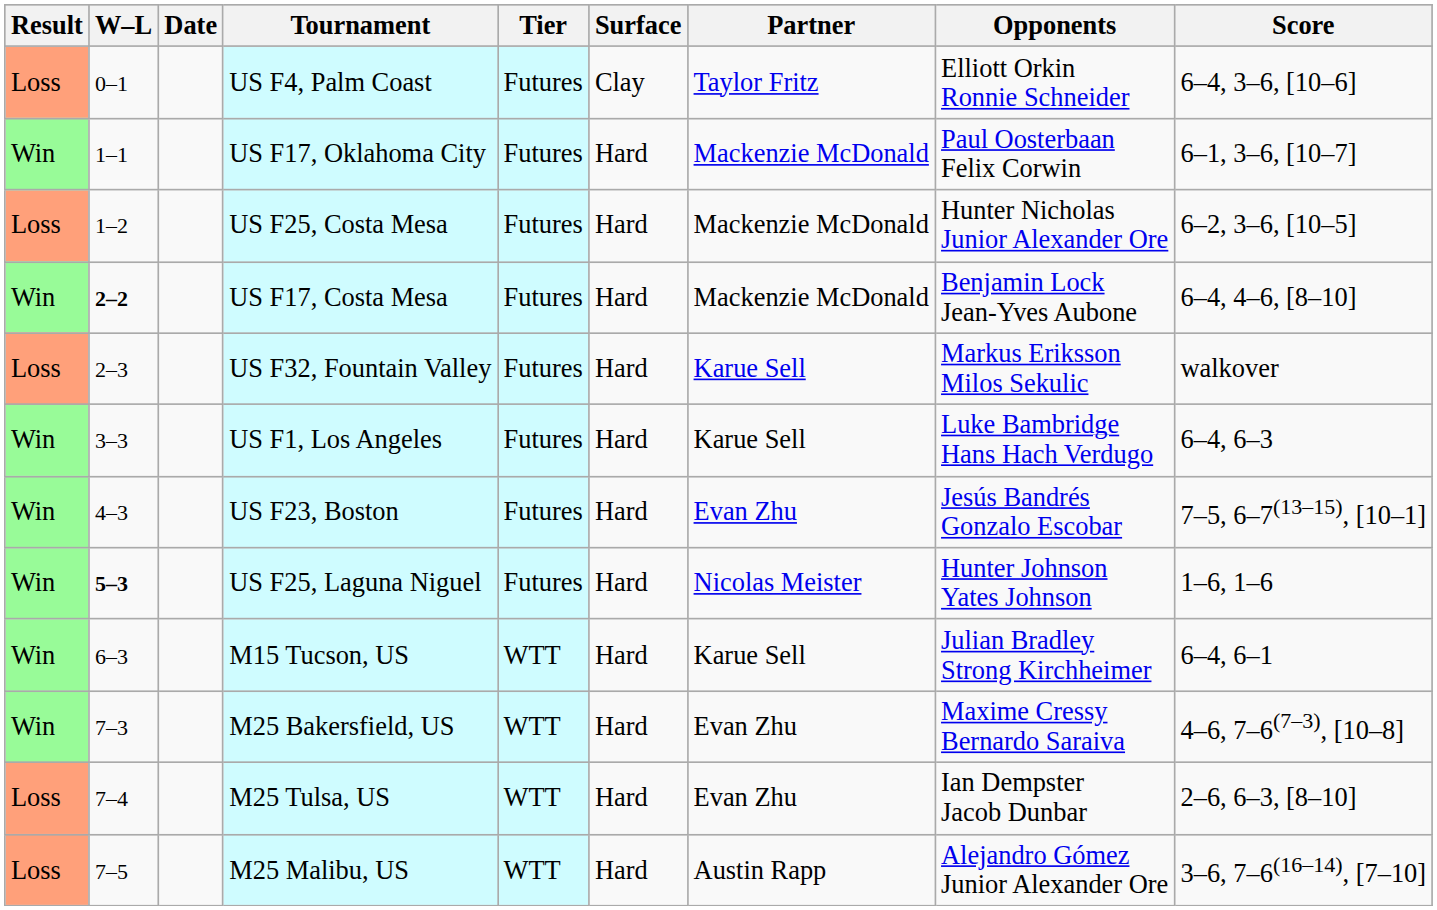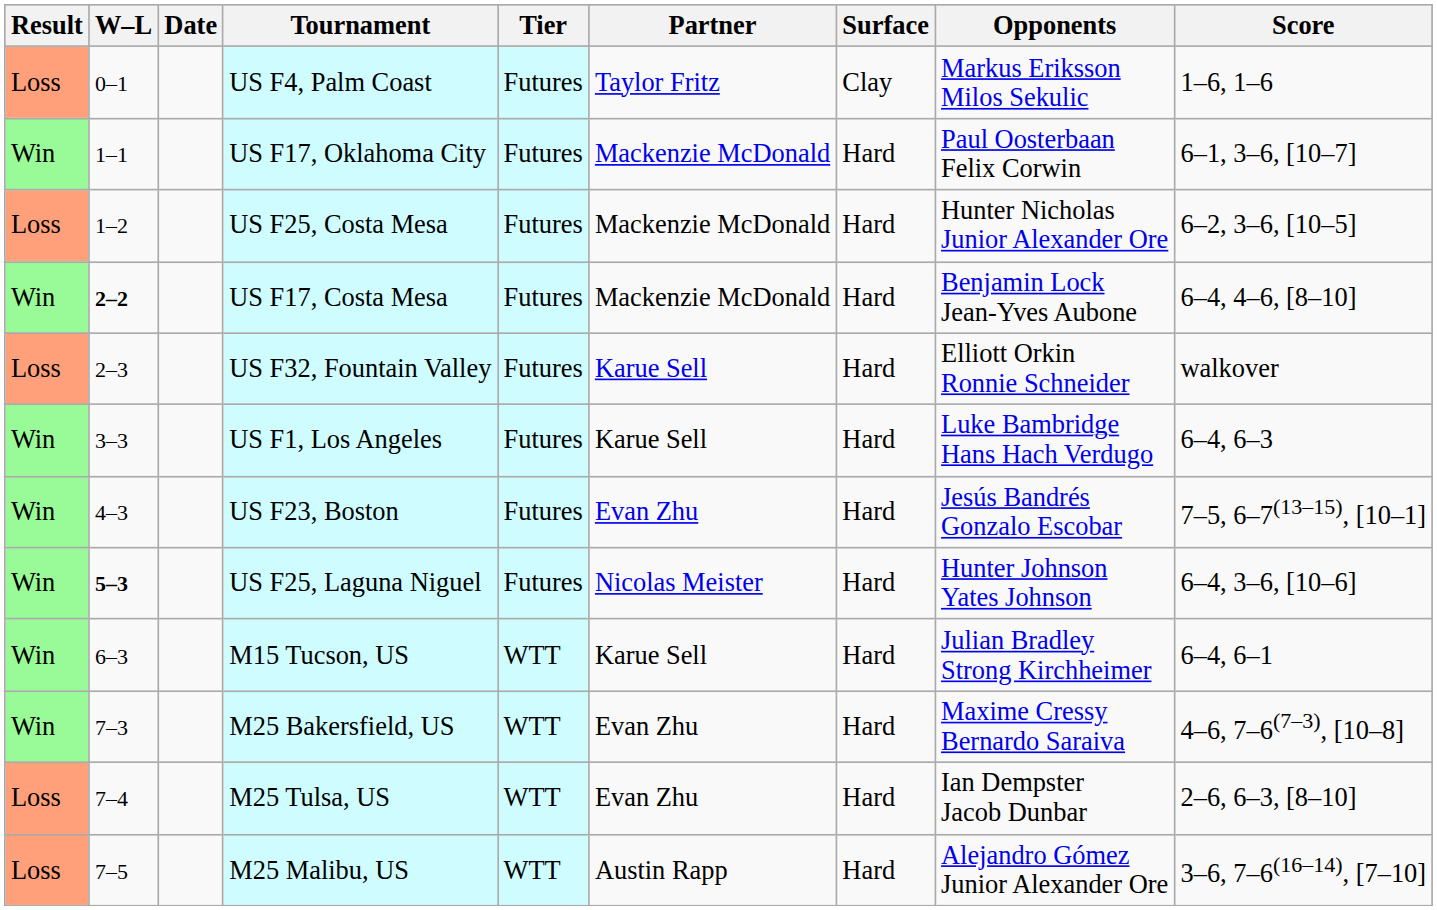columns swapped: (638, 25) <-> (811, 25)
(1035, 82) Elliott Orkin Ronnie Schneider -> (1031, 82) Markus Eriksson Milos Sekulic
(1268, 82) 6–4, 3–6, [10–6] -> (1227, 82) 1–6, 1–6
(1031, 368) Markus Eriksson Milos Sekulic -> (1035, 368) Elliott Orkin Ronnie Schneider
(1227, 583) 1–6, 1–6 -> (1268, 583) 6–4, 3–6, [10–6]
